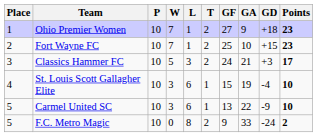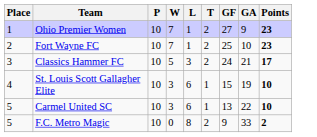- column: (269, 12)
